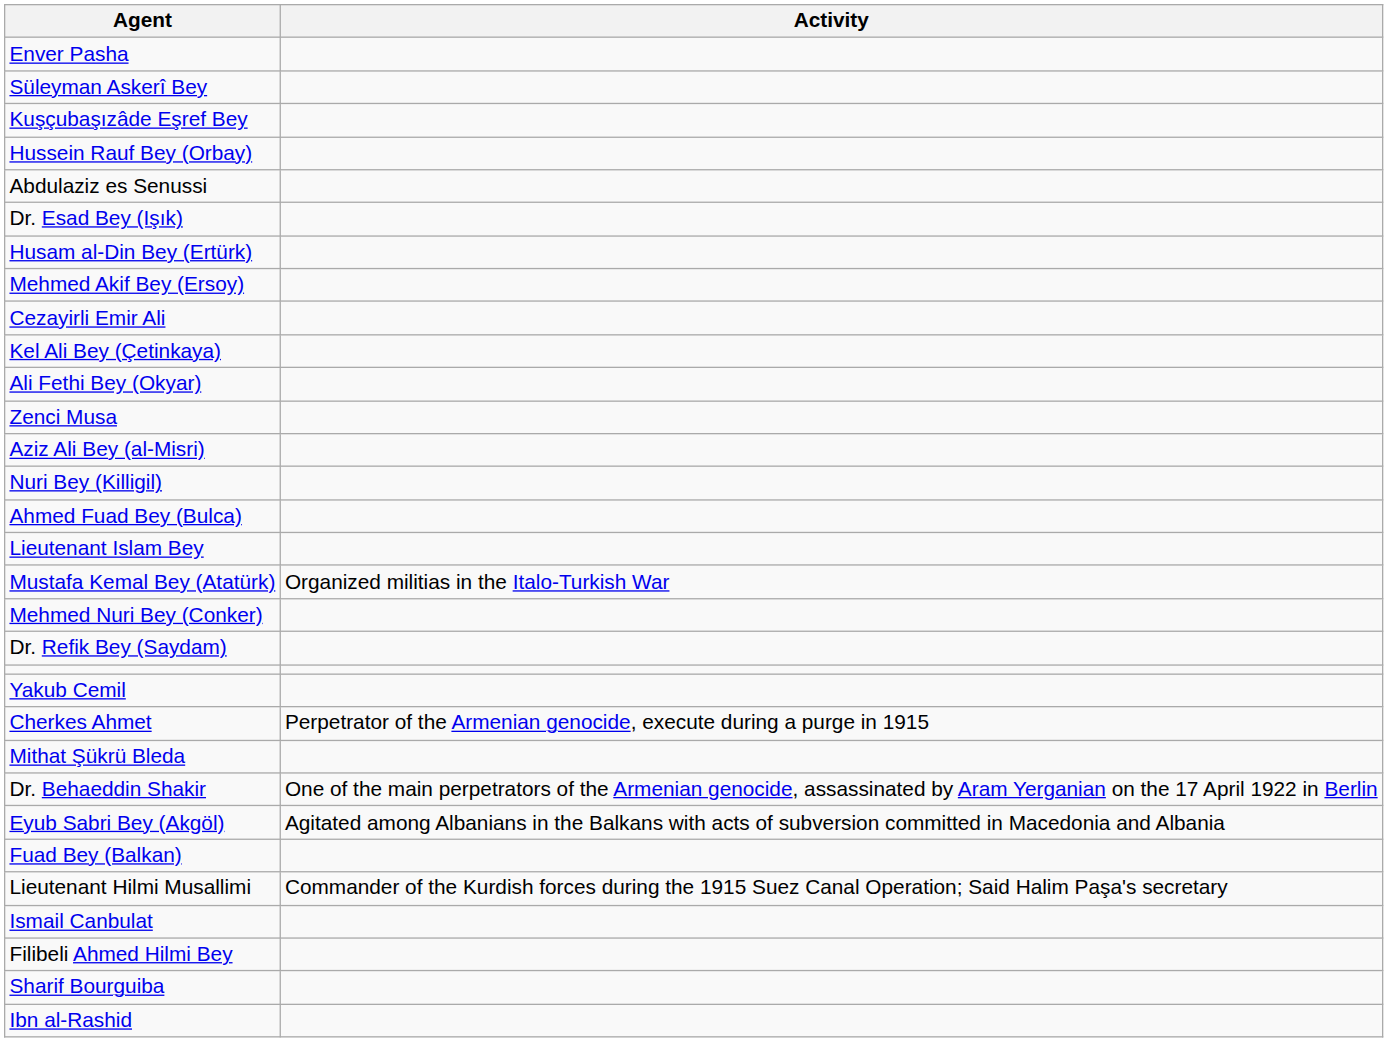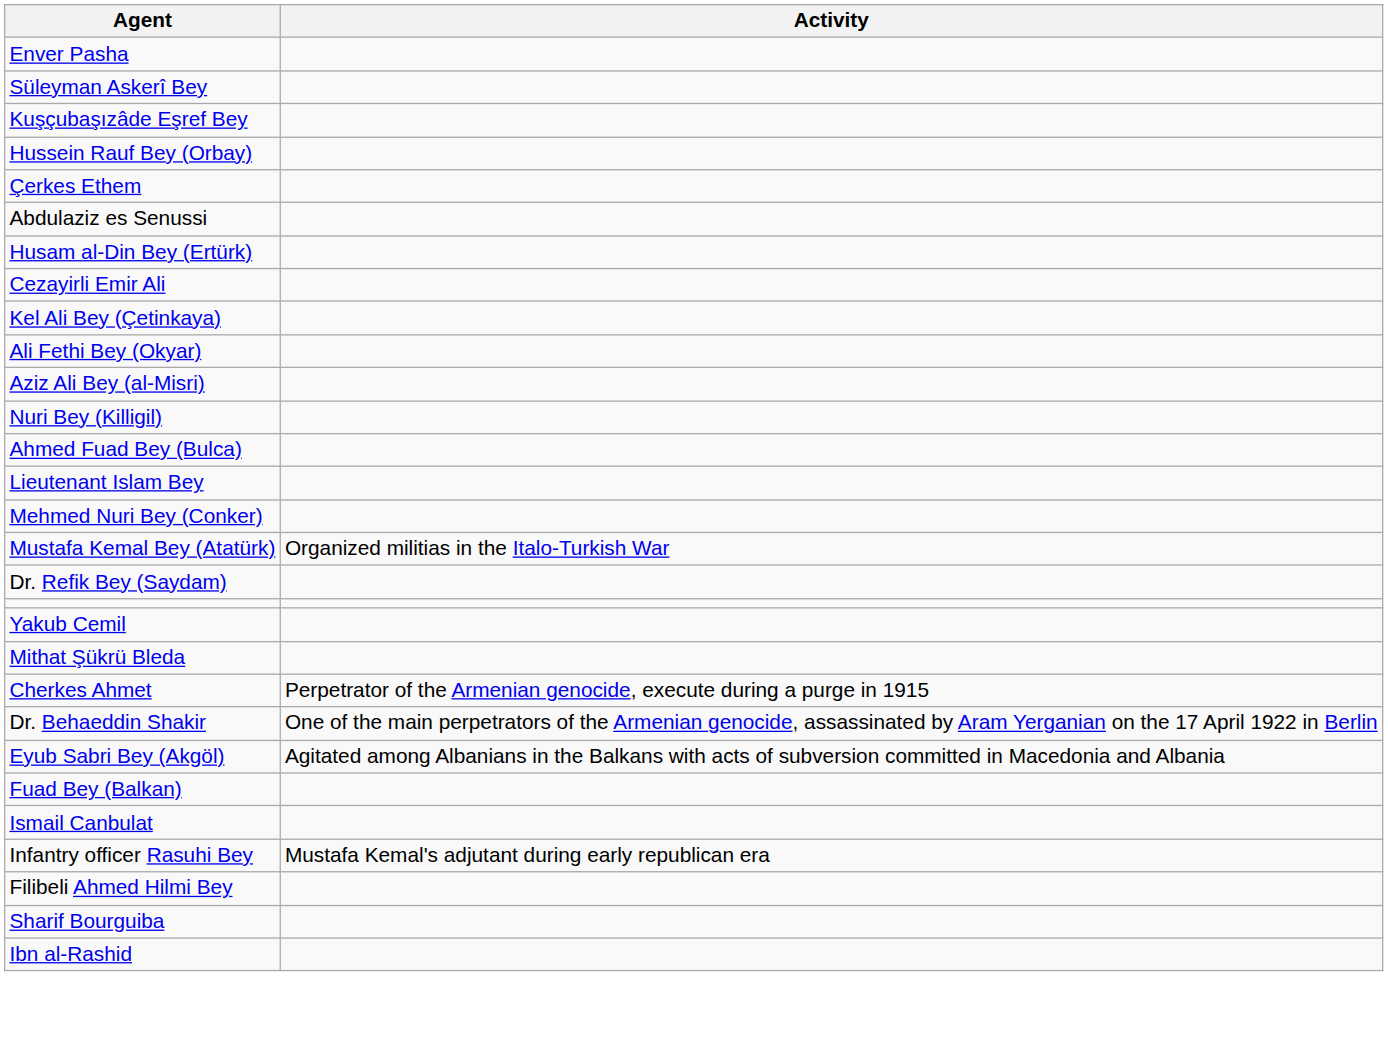+ row: (75, 185)
- row: (96, 218)
- row: (127, 284)
- row: (63, 416)
rows swapped: (142, 581) <-> (136, 614)
rows swapped: (97, 756) <-> (81, 723)
- row: (130, 888)
+ row: (131, 855)
